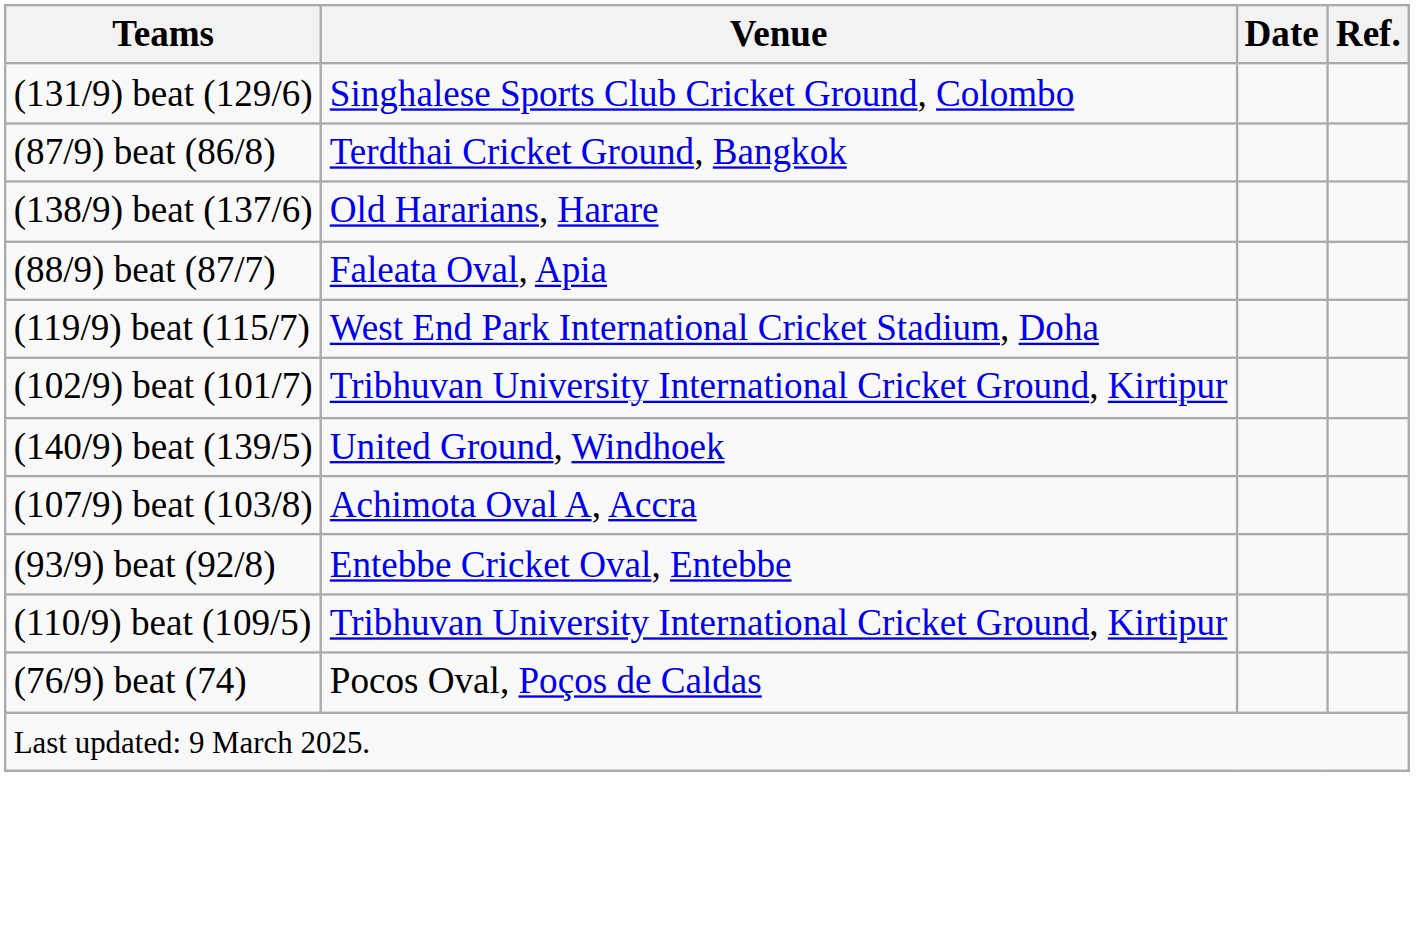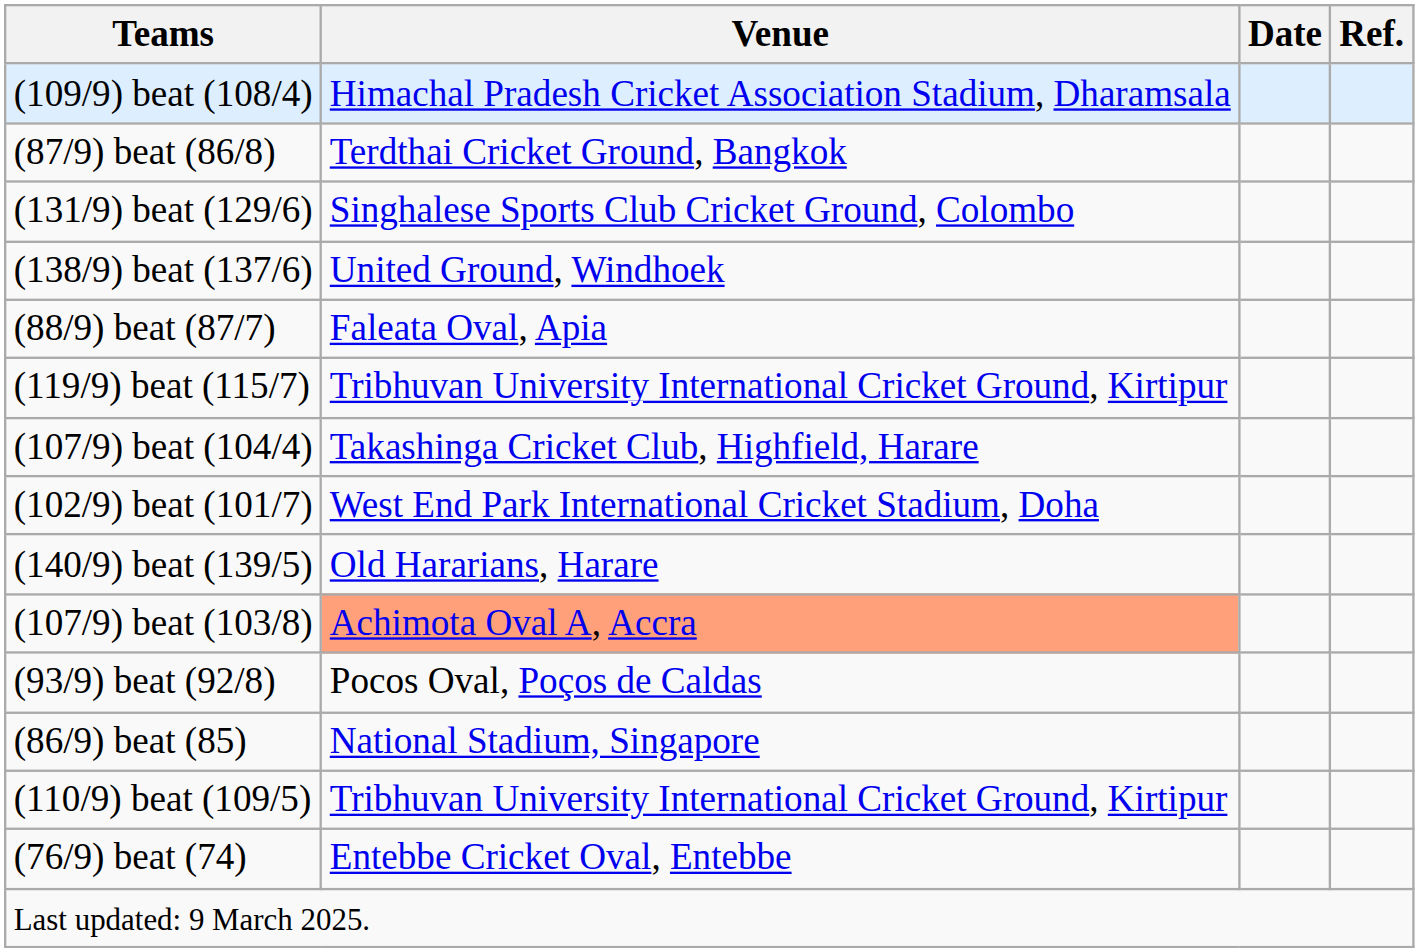+ row: (163, 92)
rows swapped: (163, 92) <-> (145, 151)
(494, 210) Old Hararians, Harare -> (527, 269) United Ground, Windhoek
(714, 328) West End Park International Cricket Stadium, Doha -> (779, 387) Tribhuvan University International Cricket Ground, Kirtipur
+ row: (163, 446)
(779, 387) Tribhuvan University International Cricket Ground, Kirtipur -> (714, 504) West End Park International Cricket Stadium, Doha
(527, 446) United Ground, Windhoek -> (494, 563) Old Hararians, Harare
(513, 504) no background -> (513, 622) lightsalmon background
(561, 563) Entebbe Cricket Oval, Entebbe -> (546, 681) Pocos Oval, Poços de Caldas
+ row: (130, 740)
(546, 681) Pocos Oval, Poços de Caldas -> (561, 858) Entebbe Cricket Oval, Entebbe
